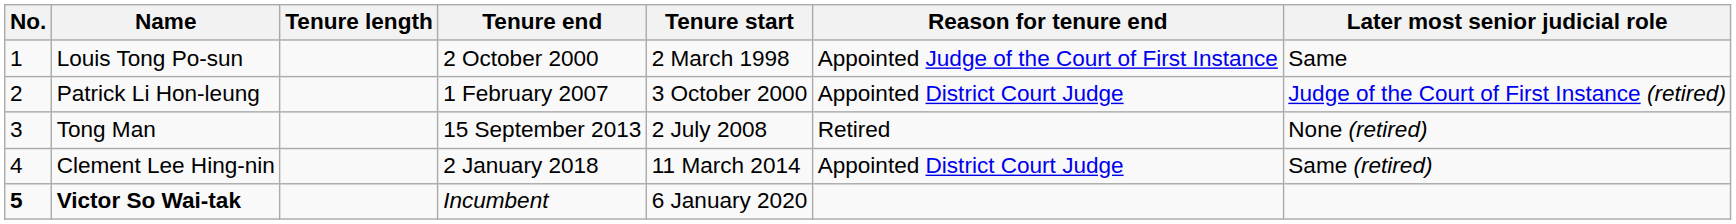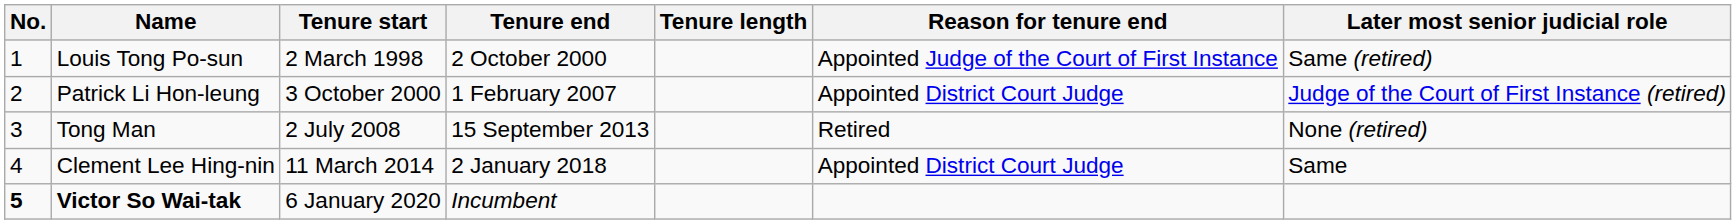columns swapped: (729, 22) <-> (359, 22)
(1318, 58) Same -> (1360, 58) Same (retired)
(1360, 165) Same (retired) -> (1318, 165) Same
